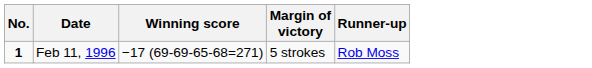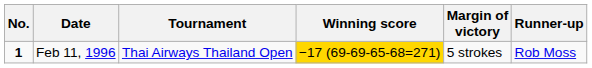+ column: (207, 23)
(193, 52) no background -> (370, 52) gold background
